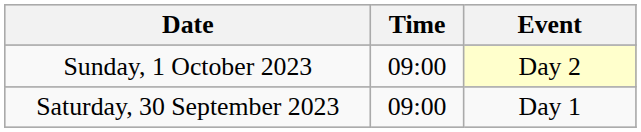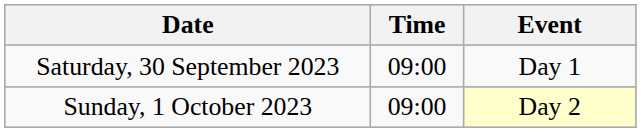rows swapped: (188, 106) <-> (188, 65)
